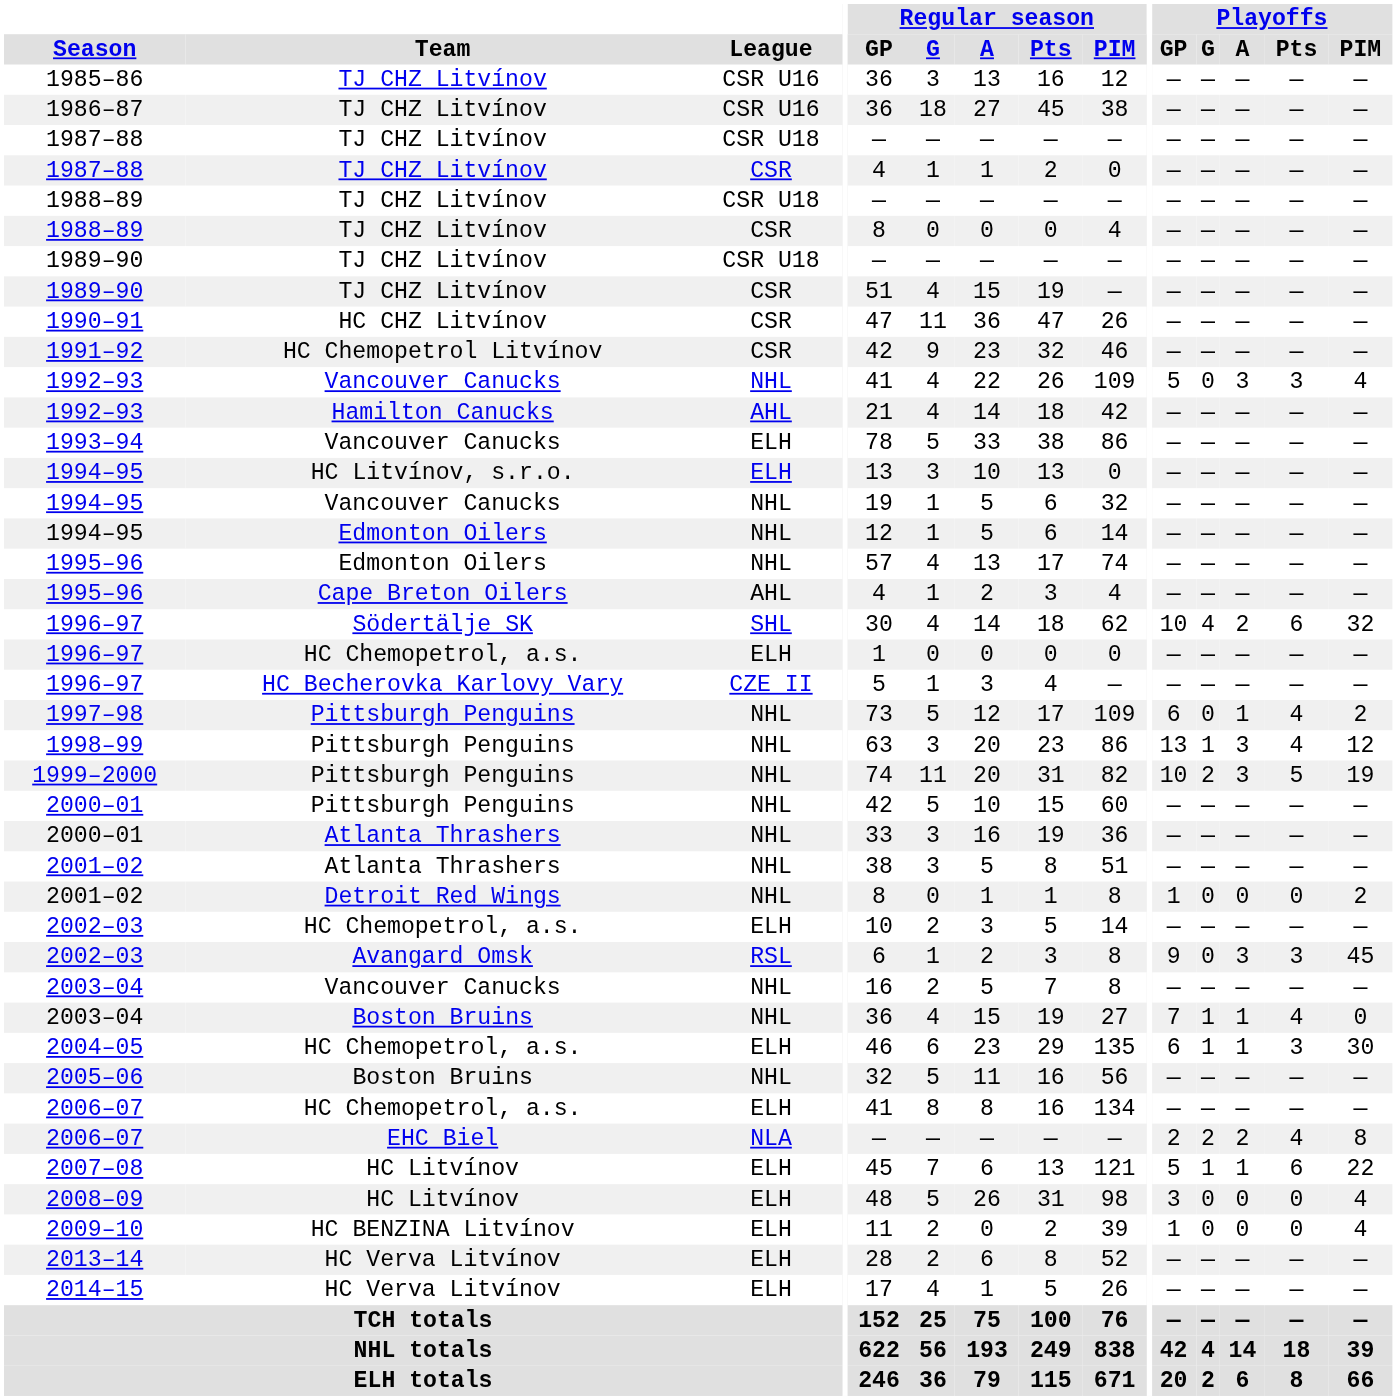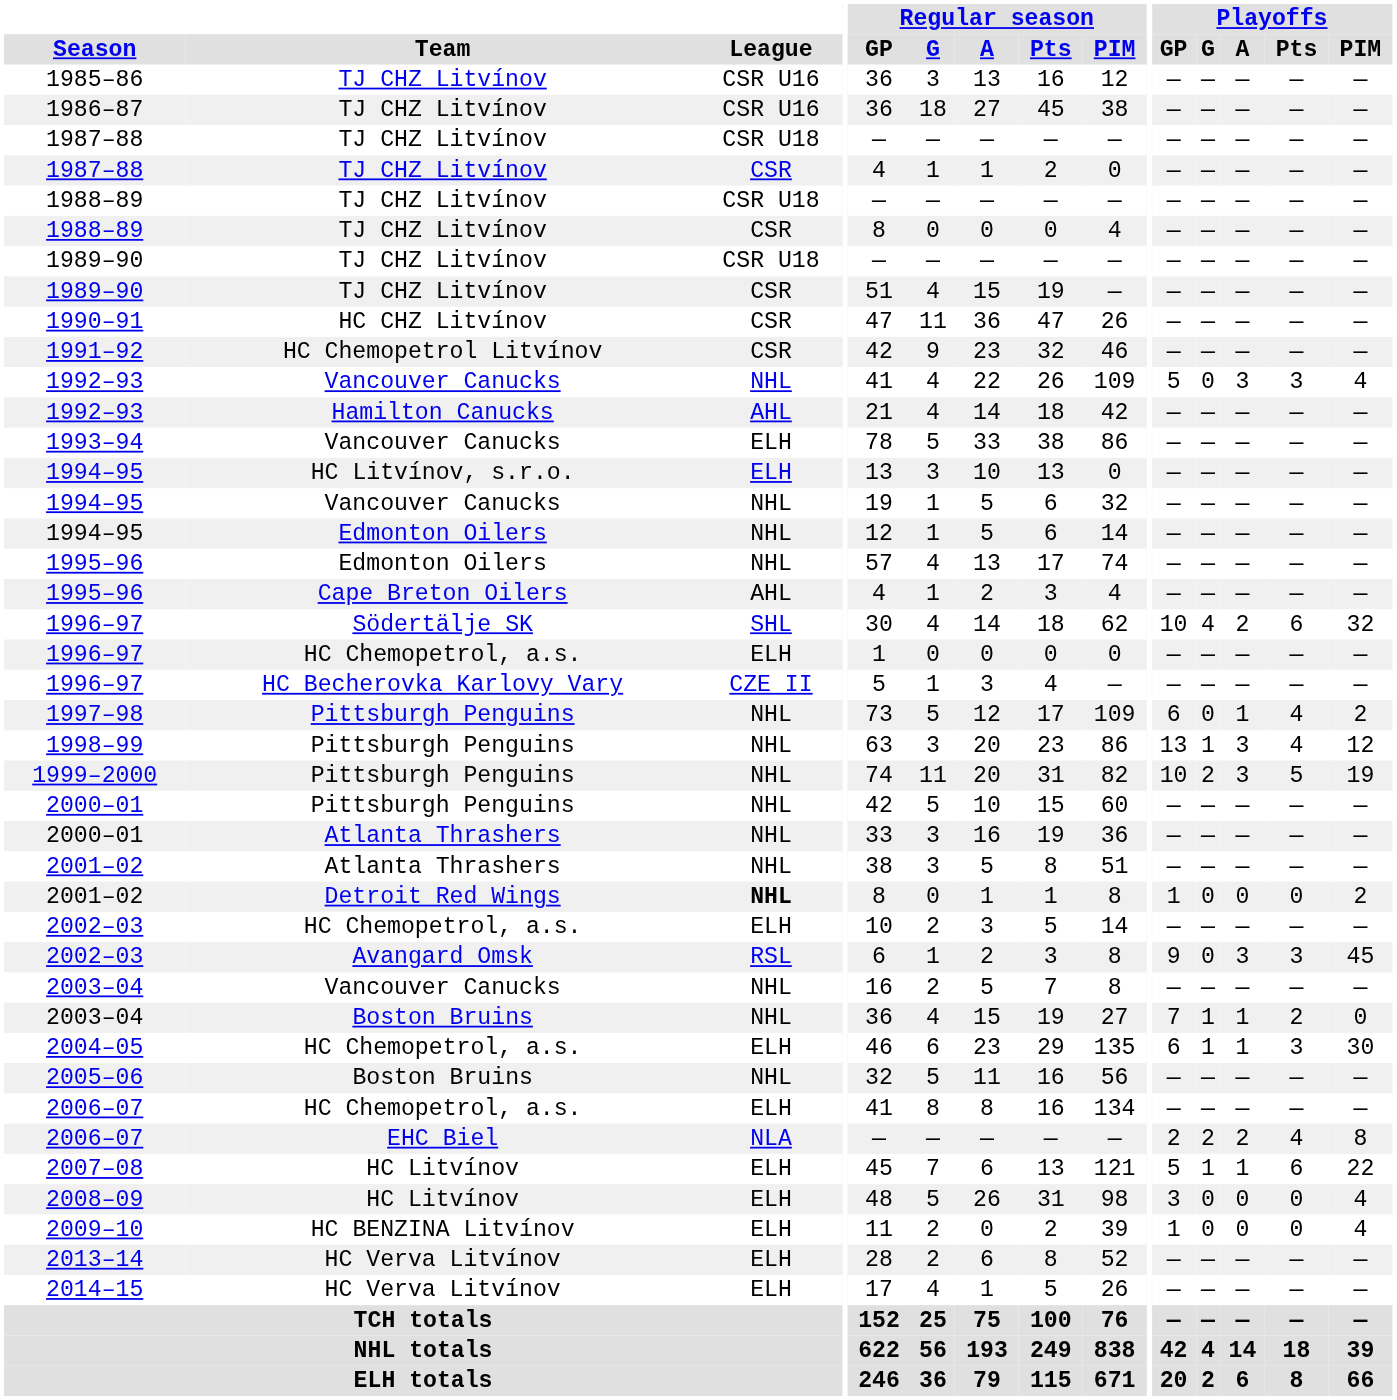(771, 897) normal -> (771, 897) bold
(1297, 1018) 4 -> (1297, 1018) 2
